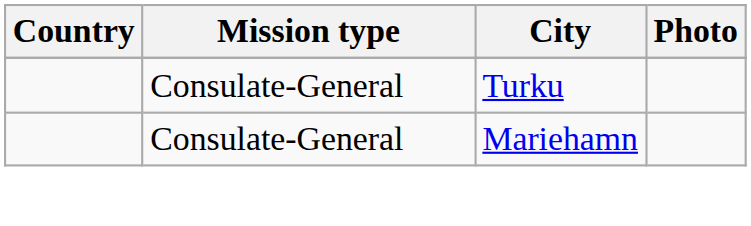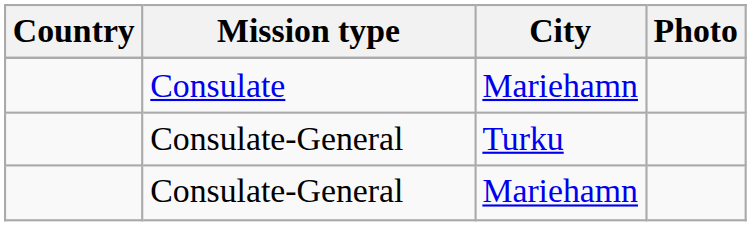+ row: (218, 84)
